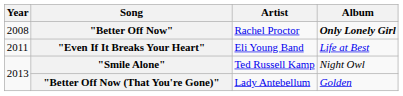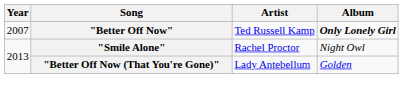(18, 30) 2008 -> (18, 30) 2007
(267, 30) Rachel Proctor -> (275, 30) Ted Russell Kamp
- row: (132, 47)
(275, 64) Ted Russell Kamp -> (267, 47) Rachel Proctor
